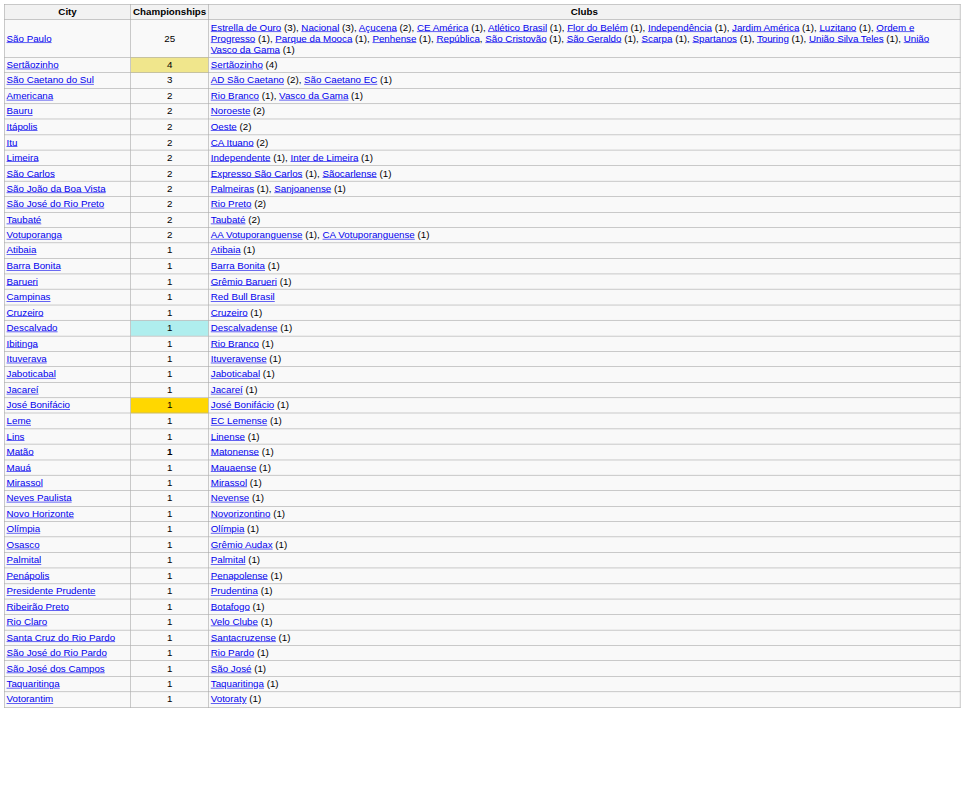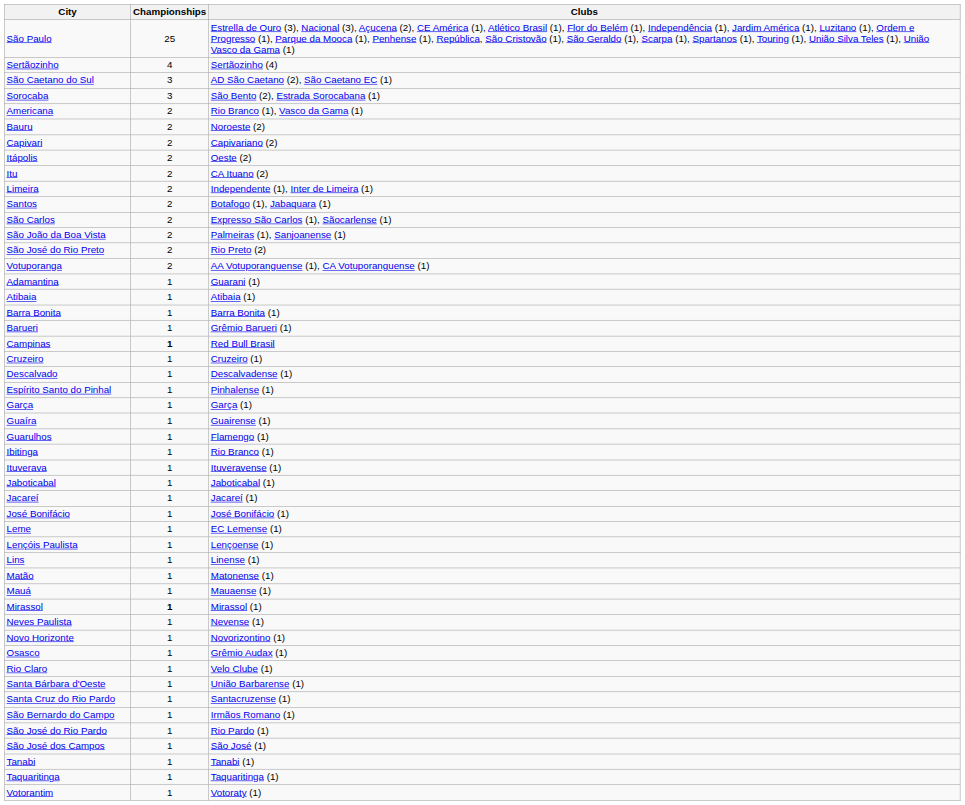(170, 65) khaki background -> (170, 65) no background
+ row: (27, 96)
+ row: (24, 142)
+ row: (22, 204)
- row: (24, 219)
+ row: (33, 281)
(170, 297) normal -> (170, 343) bold
(170, 328) paleturquoise background -> (170, 374) no background
+ row: (59, 390)
+ row: (20, 405)
+ row: (21, 421)
+ row: (29, 436)
(170, 405) gold background -> (170, 514) no background
+ row: (42, 544)
(170, 452) bold -> (170, 575) normal
(170, 483) normal -> (170, 606) bold
- row: (23, 529)
- row: (24, 560)
- row: (28, 575)
- row: (51, 591)
- row: (38, 606)
+ row: (56, 684)
+ row: (61, 715)
+ row: (21, 761)
